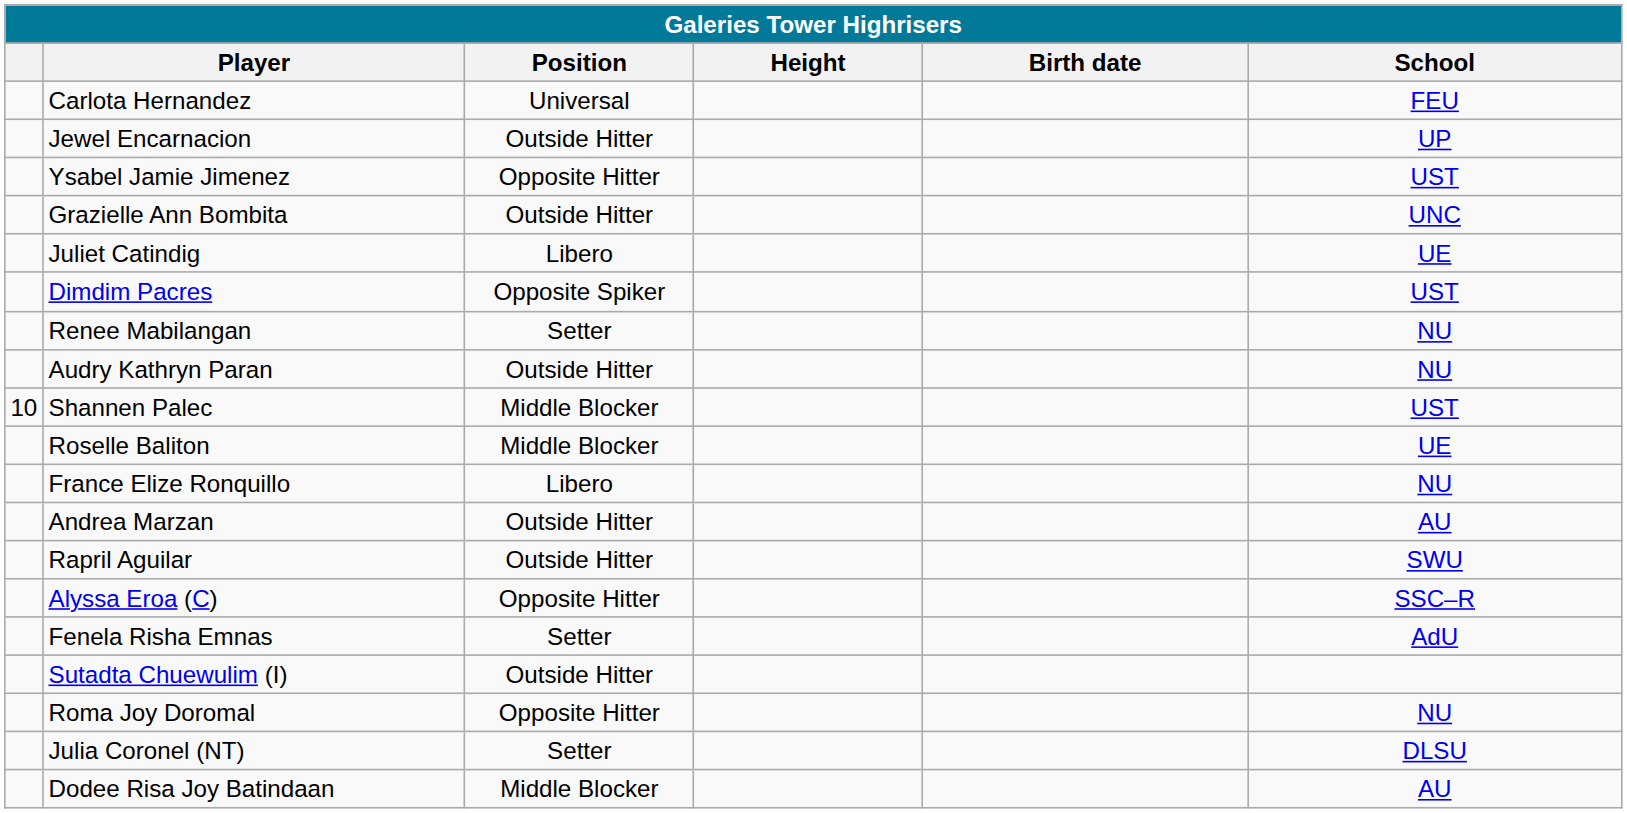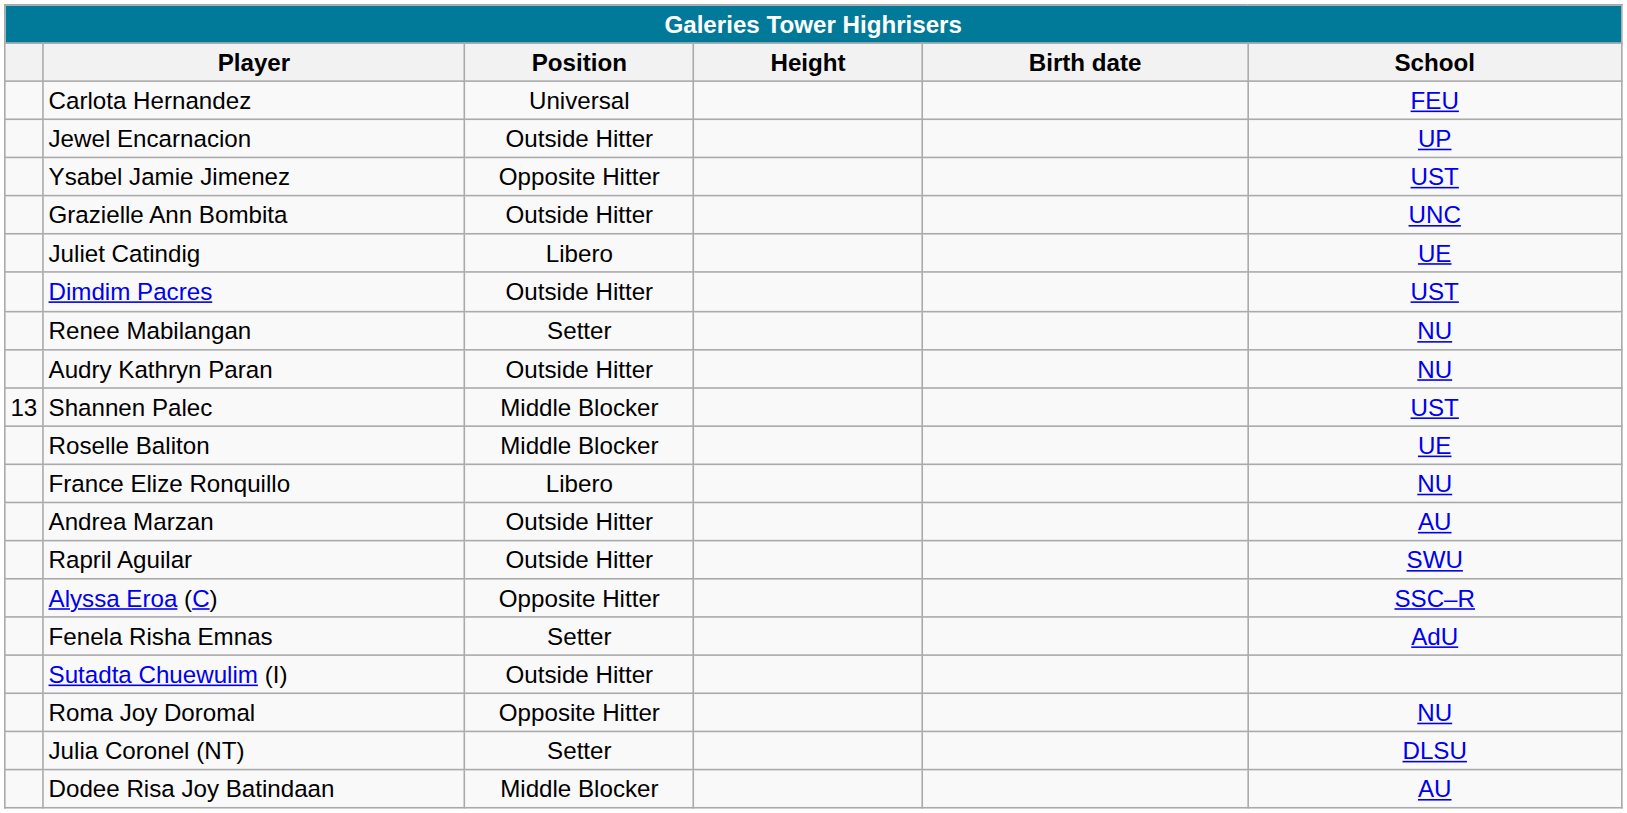(579, 292) Opposite Spiker -> (579, 292) Outside Hitter
(24, 407) 10 -> (24, 407) 13
